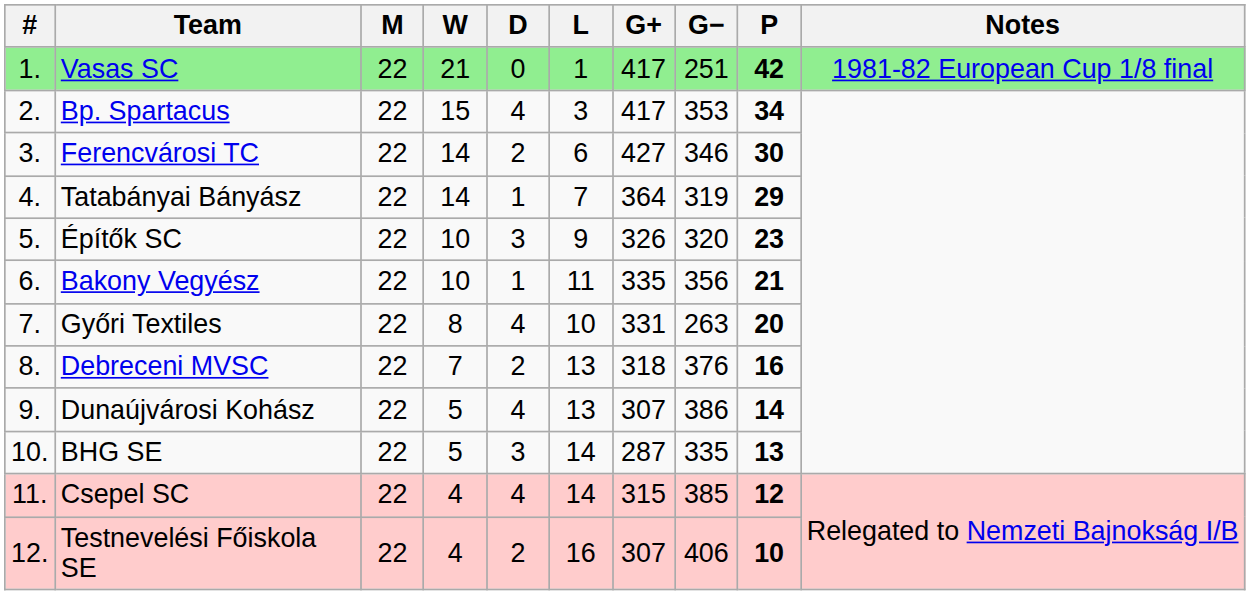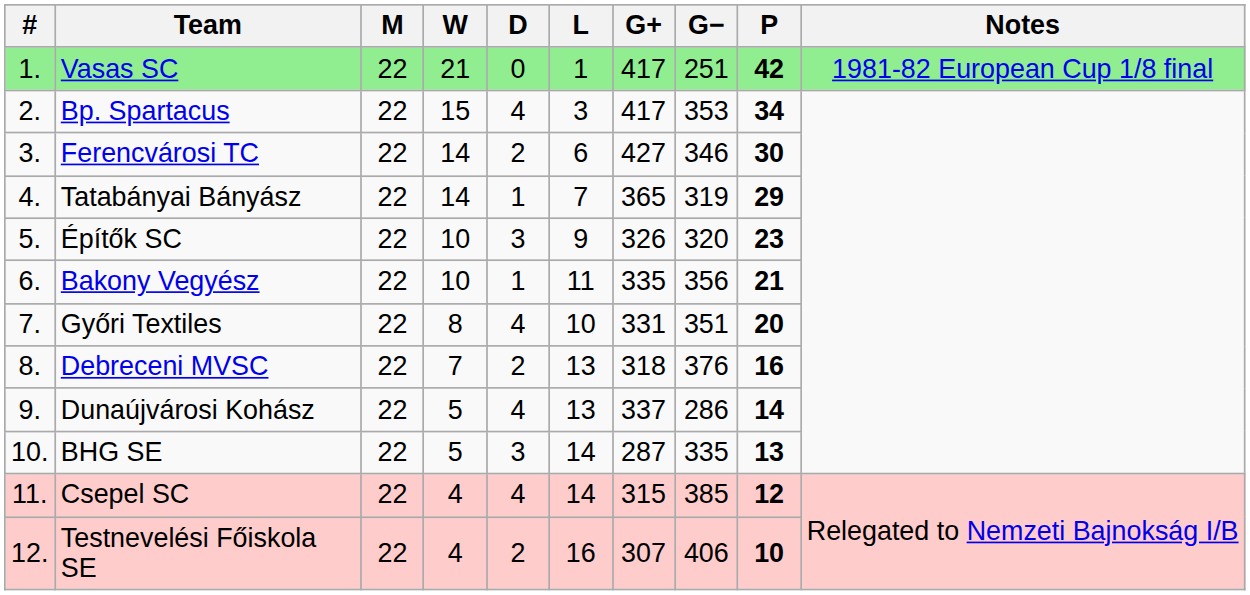(644, 196) 364 -> (644, 196) 365
(706, 324) 263 -> (706, 324) 351
(644, 409) 307 -> (644, 409) 337
(706, 409) 386 -> (706, 409) 286
